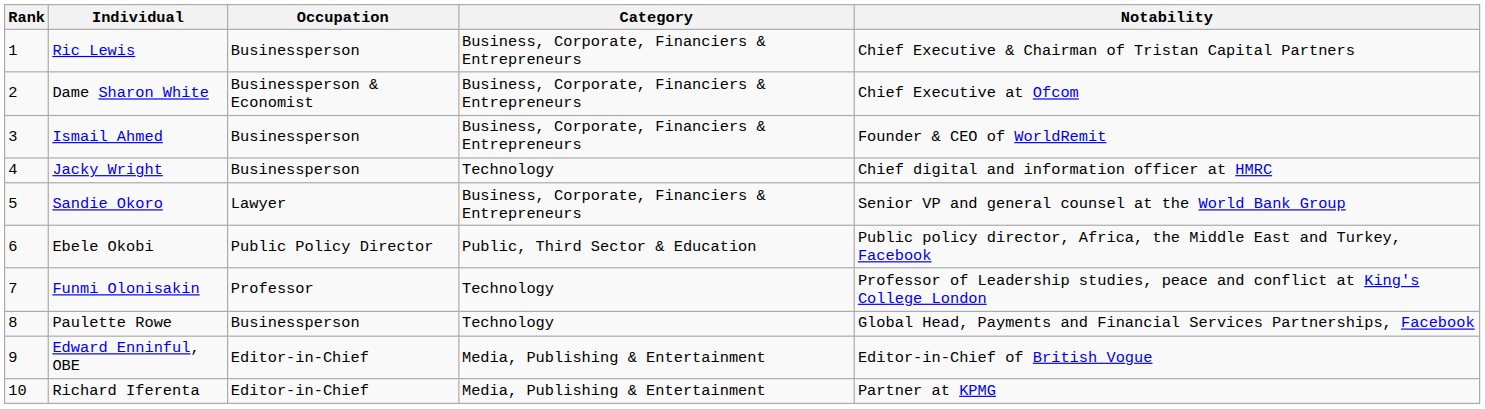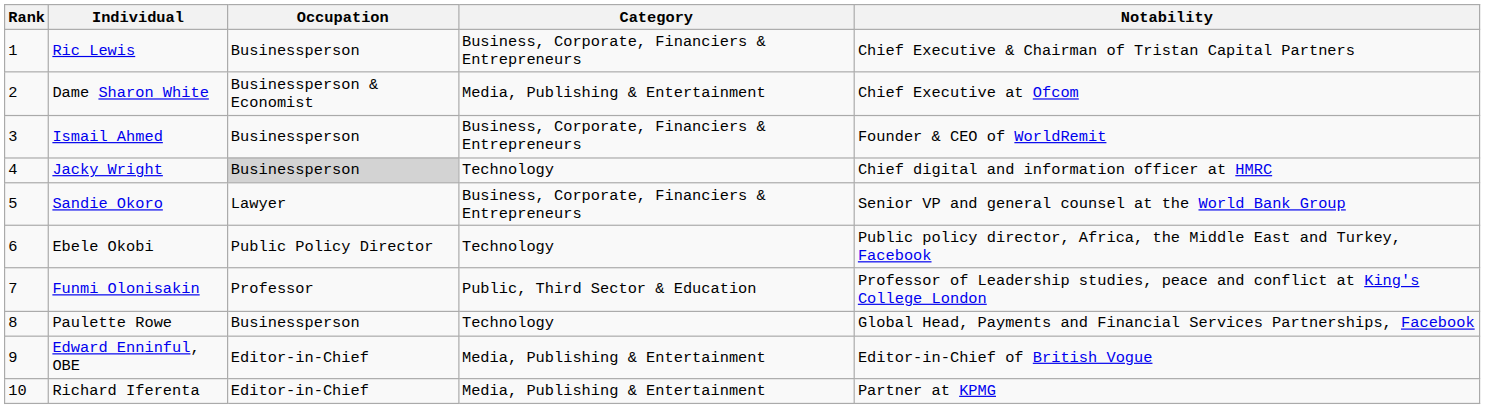(614, 94) Business, Corporate, Financiers & Entrepreneurs -> (614, 94) Media, Publishing & Entertainment
(295, 170) no background -> (295, 170) lightgrey background
(609, 247) Public, Third Sector & Education -> (508, 247) Technology
(508, 289) Technology -> (609, 289) Public, Third Sector & Education
